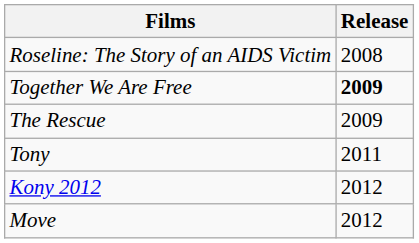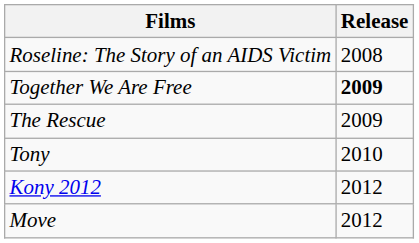(361, 154) 2011 -> (362, 154) 2010
